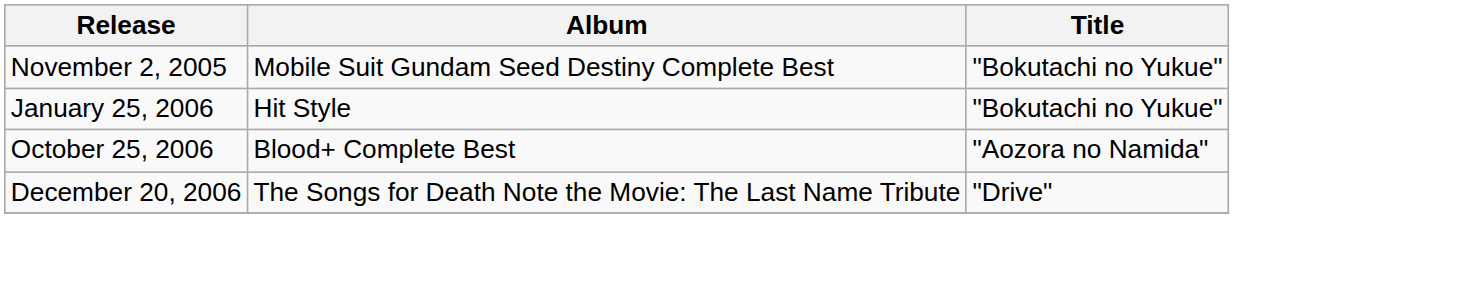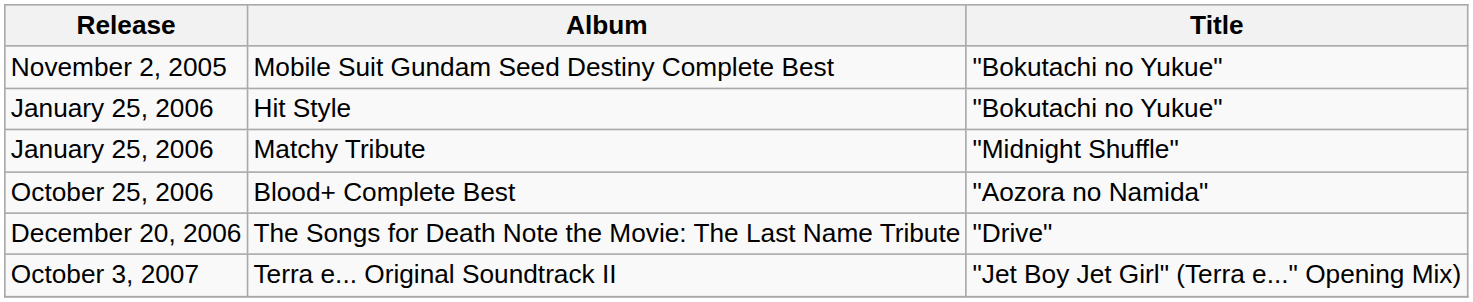+ row: (339, 150)
+ row: (435, 274)
